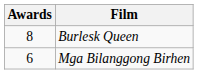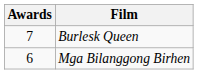(30, 36) 8 -> (30, 36) 7
